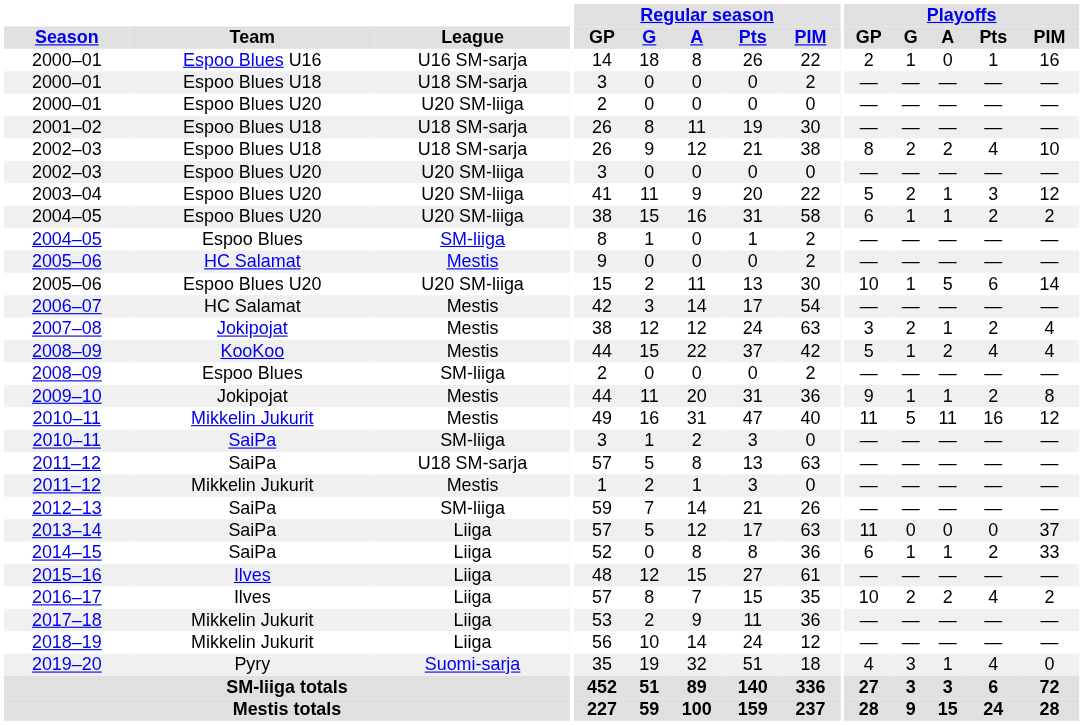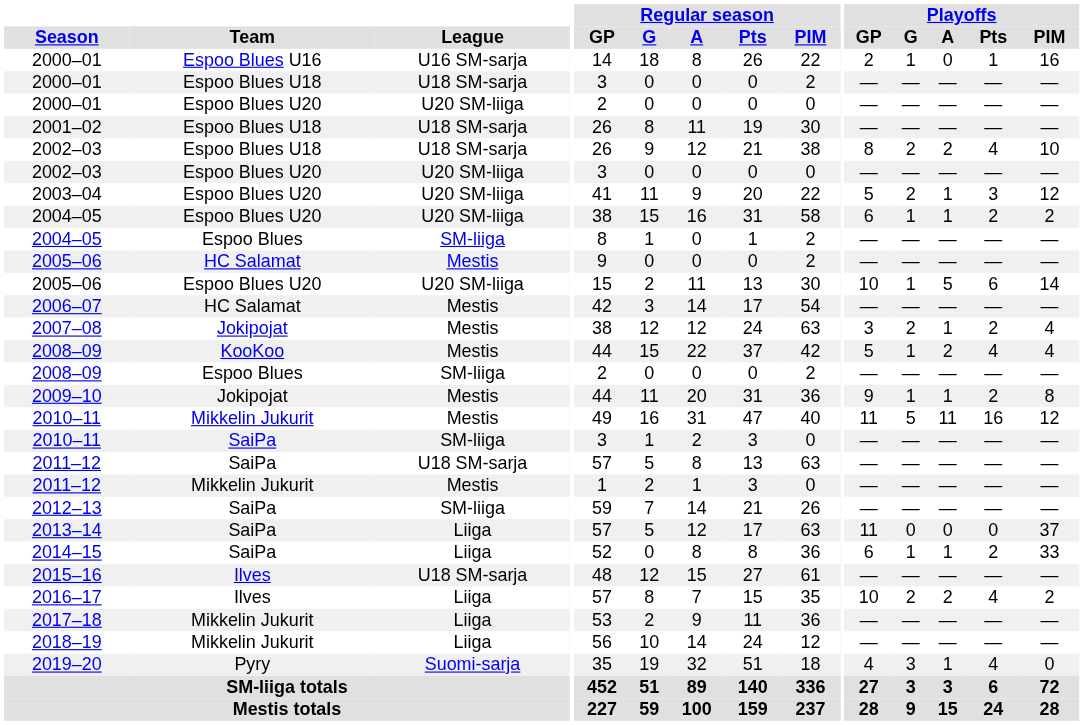(473, 575) Liiga -> (473, 575) U18 SM-sarja
